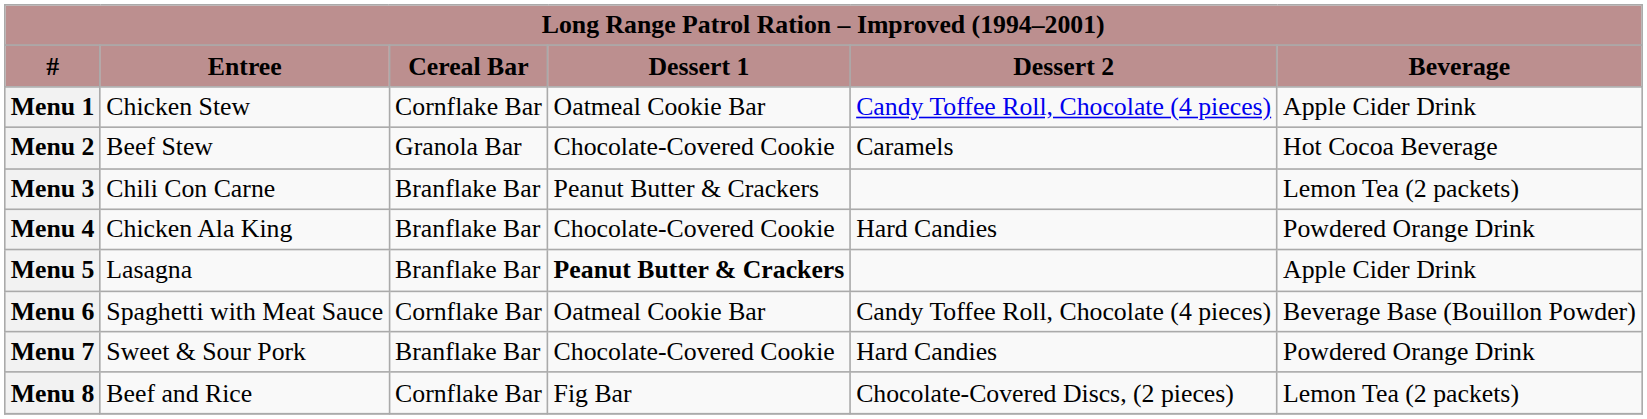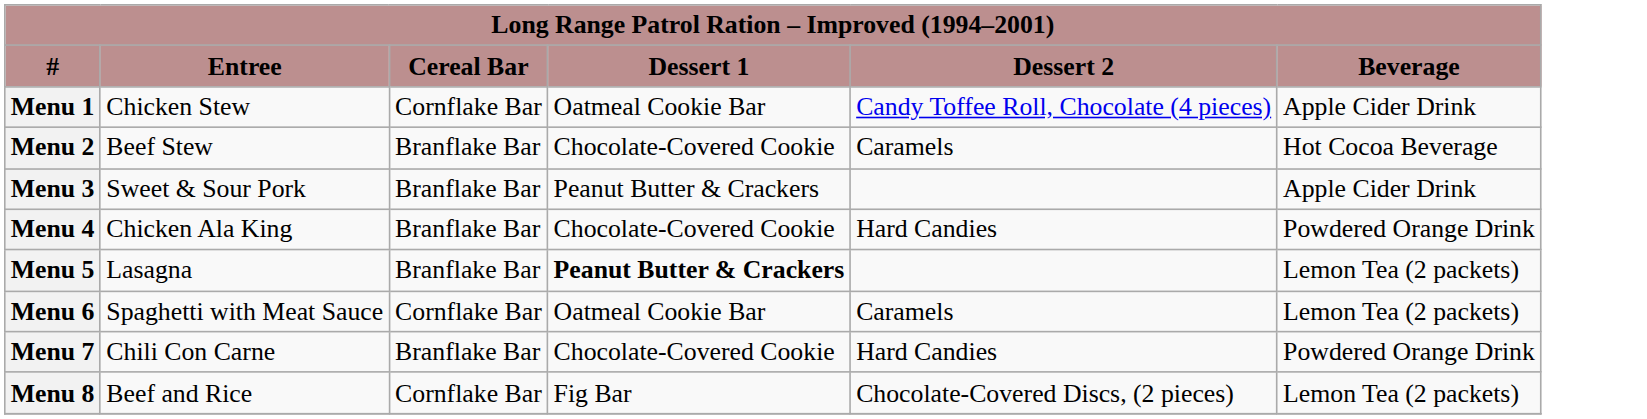(458, 147) Granola Bar -> (468, 147) Branflake Bar
(191, 188) Chili Con Carne -> (206, 188) Sweet & Sour Pork
(1401, 188) Lemon Tea (2 packets) -> (1380, 188) Apple Cider Drink
(1380, 270) Apple Cider Drink -> (1401, 270) Lemon Tea (2 packets)
(1064, 310) Candy Toffee Roll, Chocolate (4 pieces) -> (905, 310) Caramels
(1459, 310) Beverage Base (Bouillon Powder) -> (1401, 310) Lemon Tea (2 packets)
(206, 351) Sweet & Sour Pork -> (191, 351) Chili Con Carne
